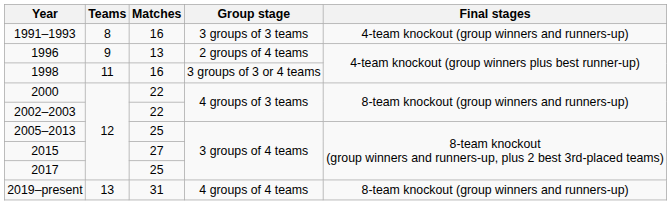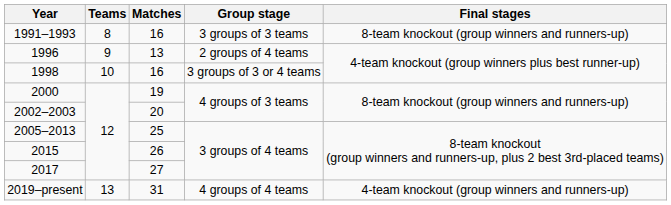(495, 33) 4-team knockout (group winners and runners-up) -> (495, 33) 8-team knockout (group winners and runners-up)
(107, 72) 11 -> (107, 72) 10
(157, 92) 22 -> (157, 92) 19
(157, 111) 22 -> (157, 111) 20
(157, 151) 27 -> (157, 151) 26
(157, 170) 25 -> (157, 170) 27
(495, 190) 8-team knockout (group winners and runners-up) -> (495, 190) 4-team knockout (group winners and runners-up)
